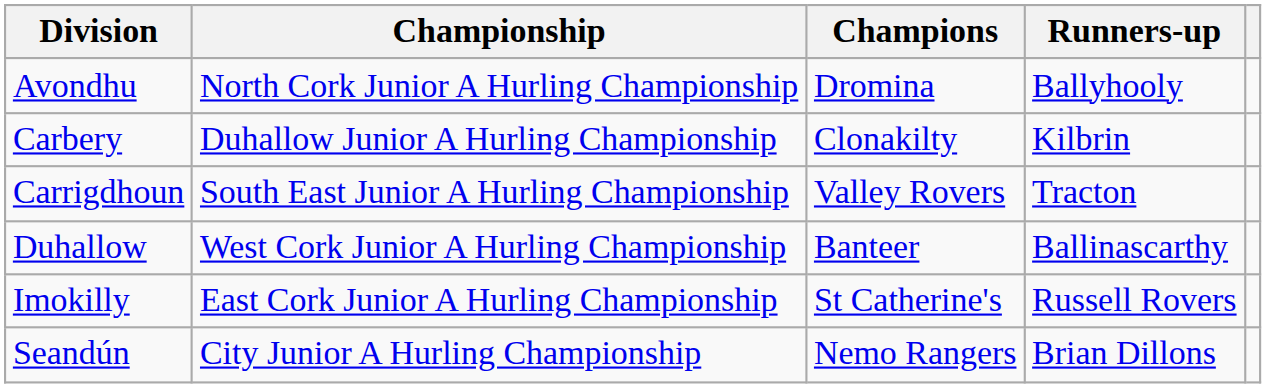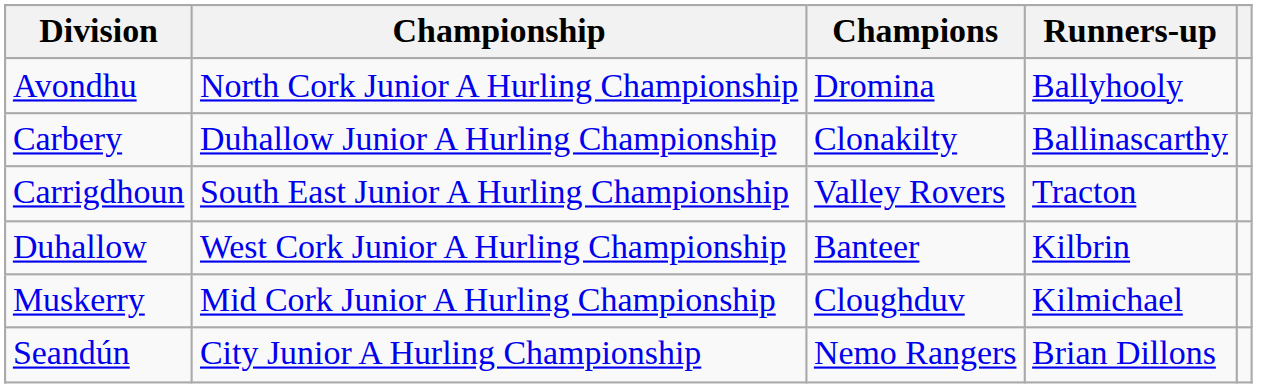(1081, 138) Kilbrin -> (1130, 138) Ballinascarthy
(1130, 246) Ballinascarthy -> (1081, 246) Kilbrin
- row: (71, 300)
+ row: (79, 300)
